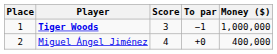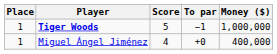(166, 27) 3 -> (166, 27) 5
(20, 41) 2 -> (20, 41) 1
